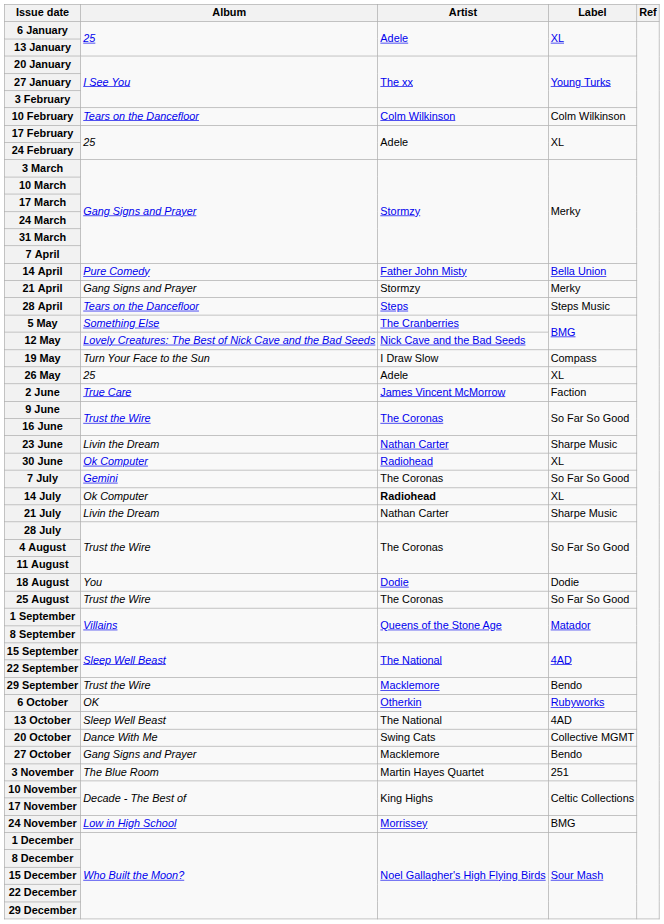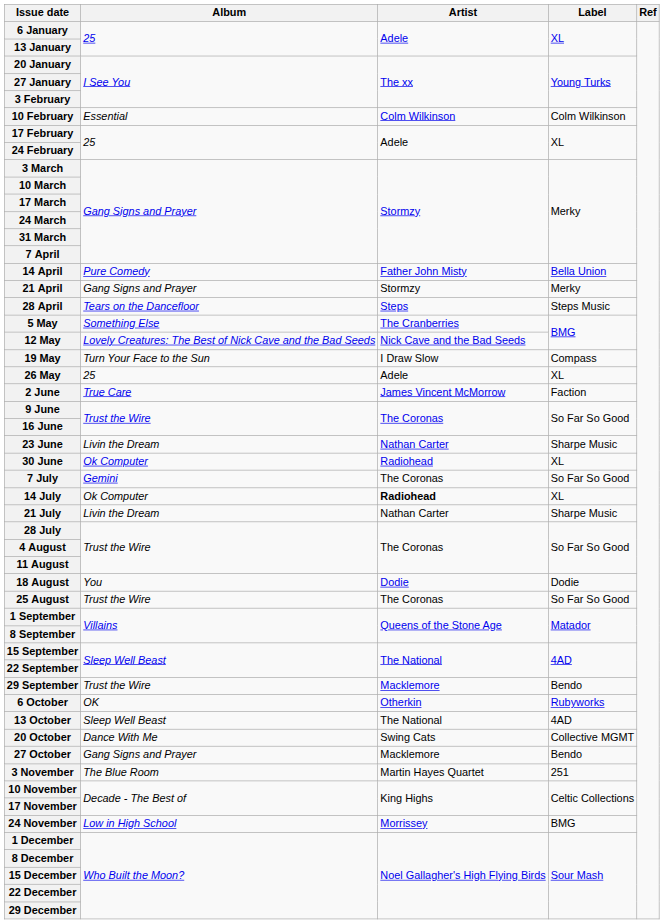(141, 116) Tears on the Dancefloor -> (105, 116) Essential
